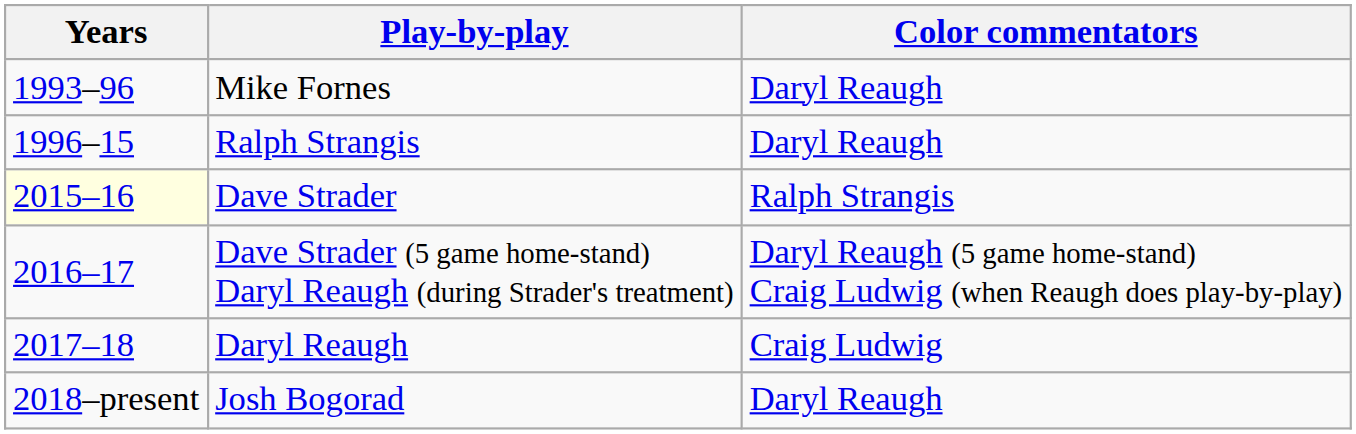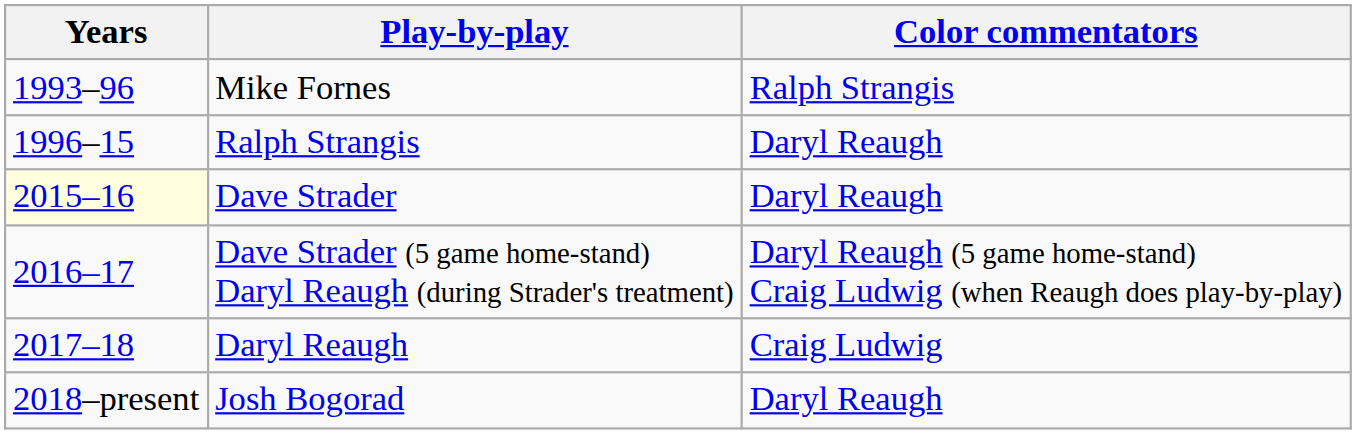(846, 86) Daryl Reaugh -> (852, 86) Ralph Strangis
(852, 196) Ralph Strangis -> (846, 196) Daryl Reaugh
